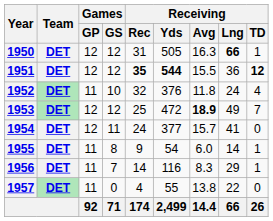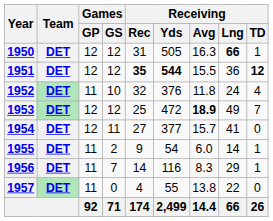(139, 129) 24 -> (139, 129) 27
(114, 149) 8 -> (114, 149) 2
